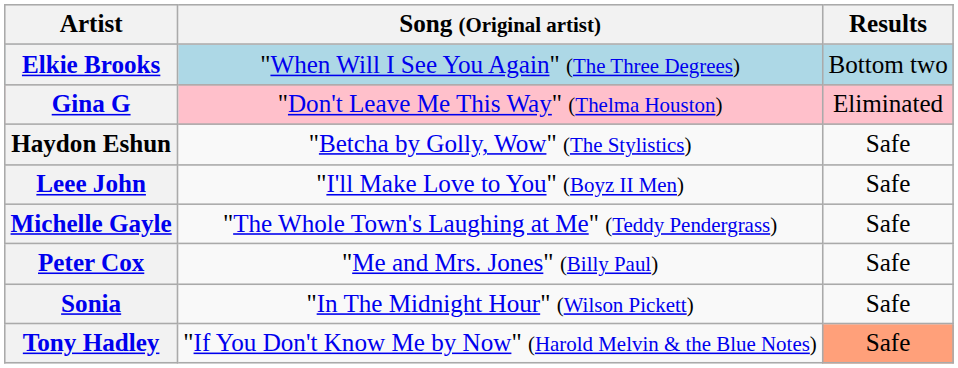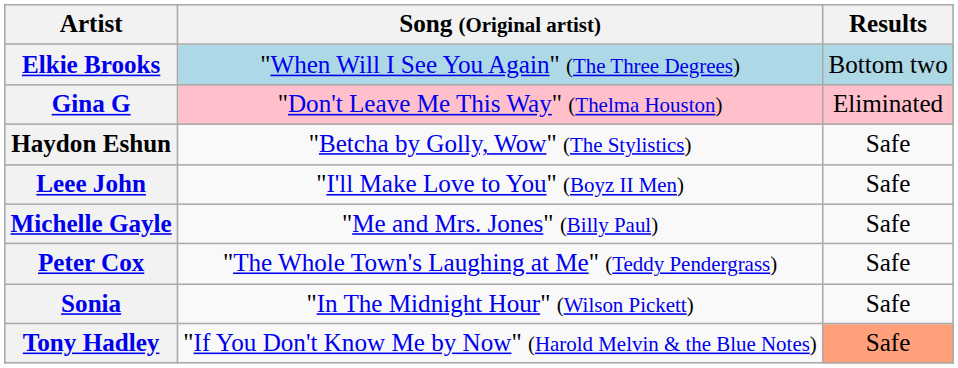(500, 223) "The Whole Town's Laughing at Me" (Teddy Pendergrass) -> (500, 223) "Me and Mrs. Jones" (Billy Paul)
(500, 263) "Me and Mrs. Jones" (Billy Paul) -> (500, 263) "The Whole Town's Laughing at Me" (Teddy Pendergrass)
